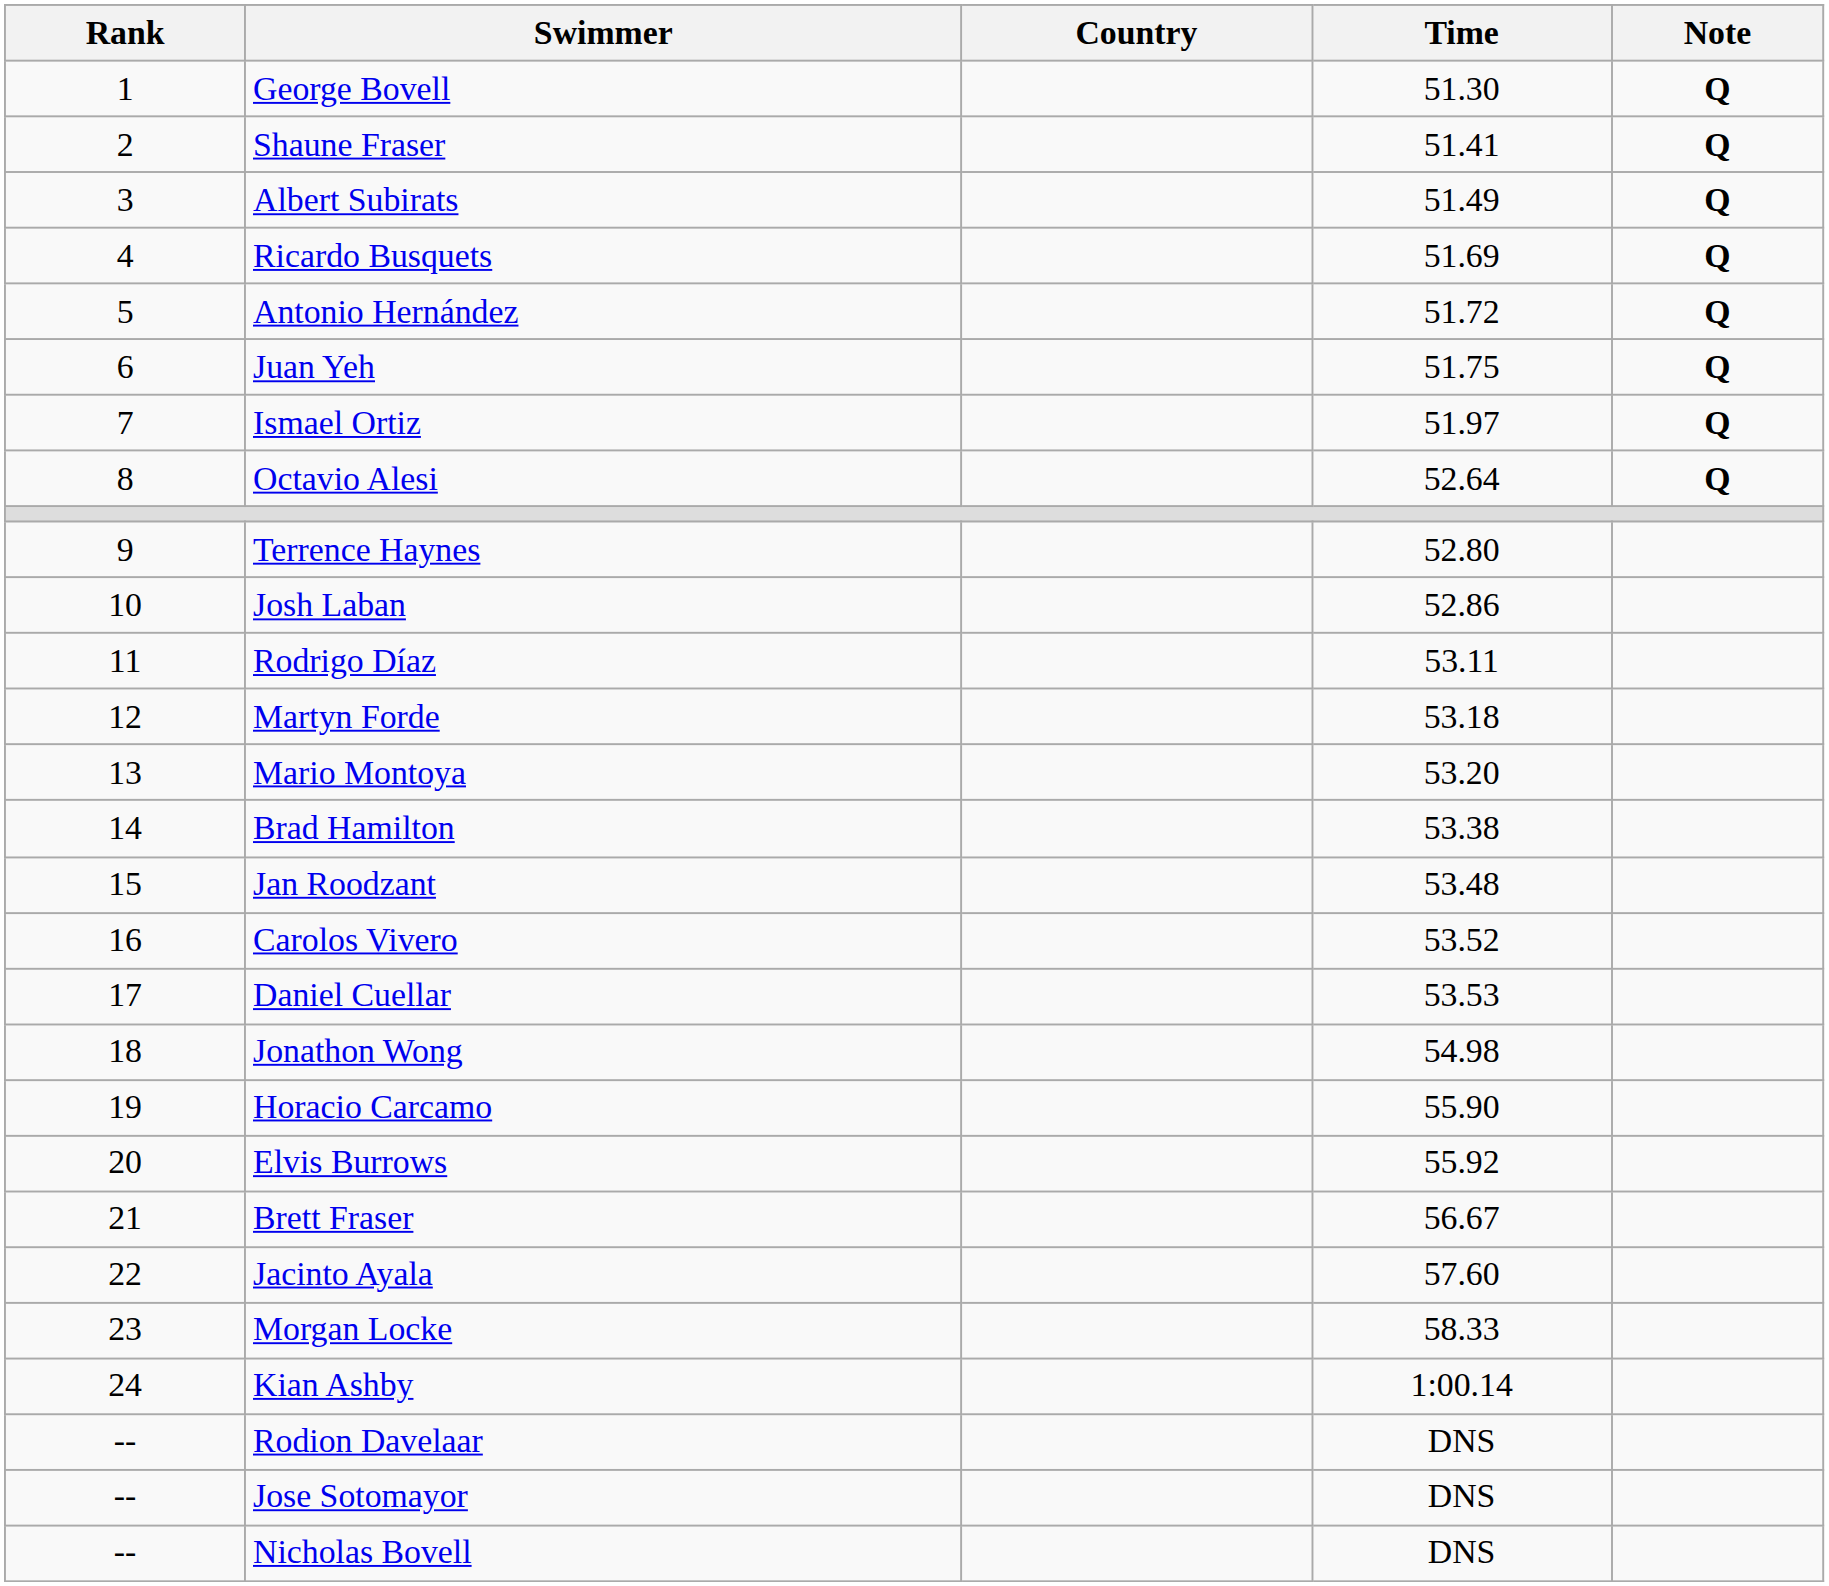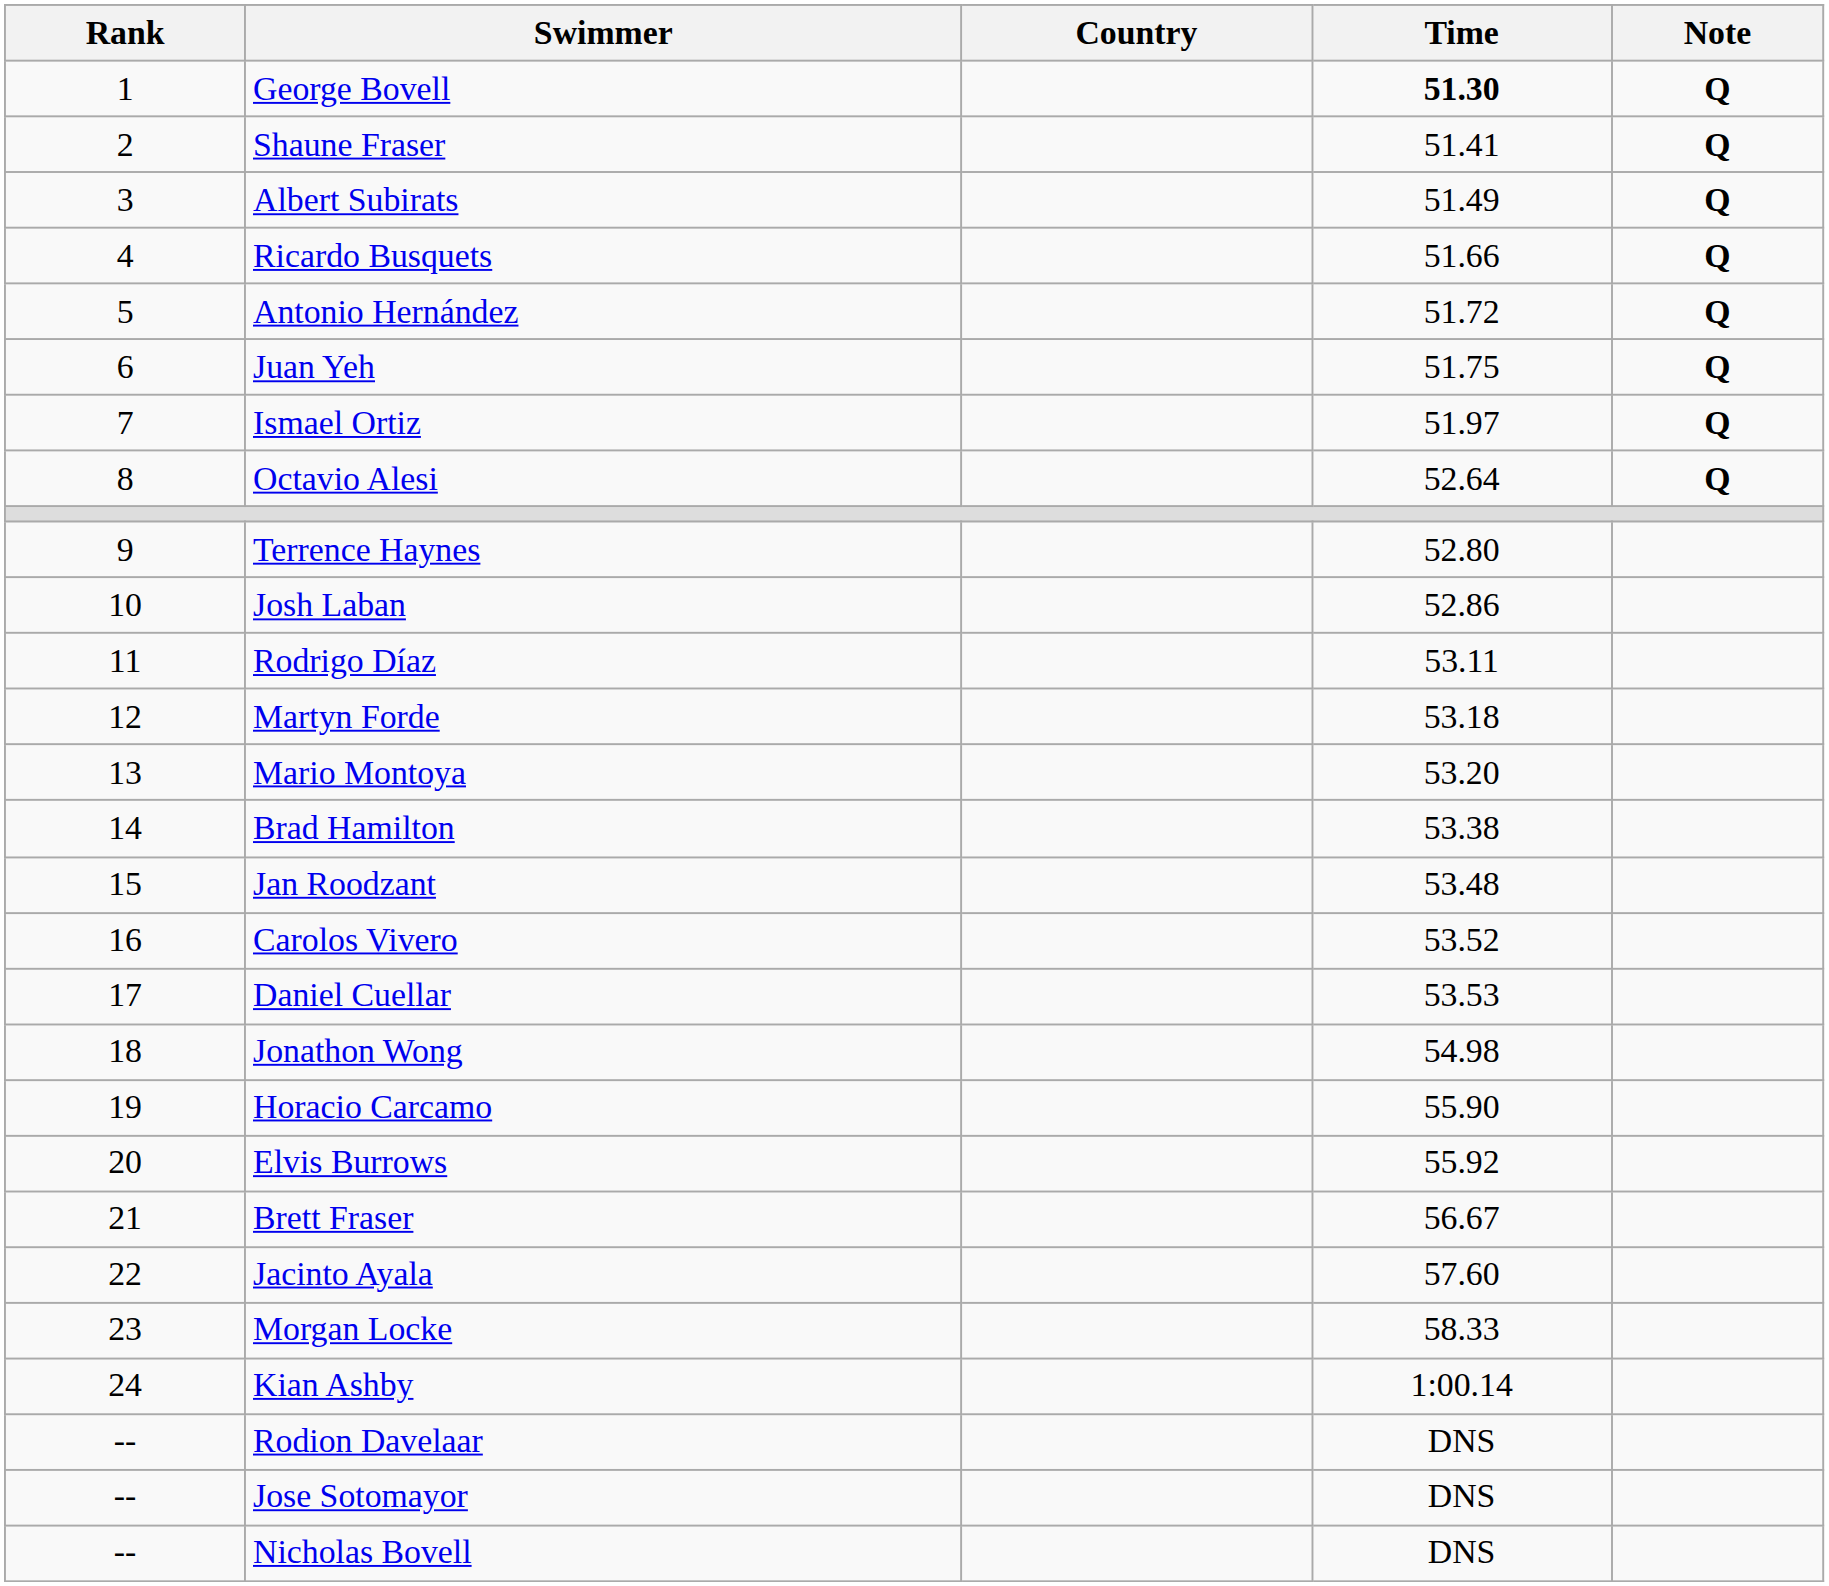(1462, 87) normal -> (1462, 87) bold
(1462, 254) 51.69 -> (1462, 254) 51.66
